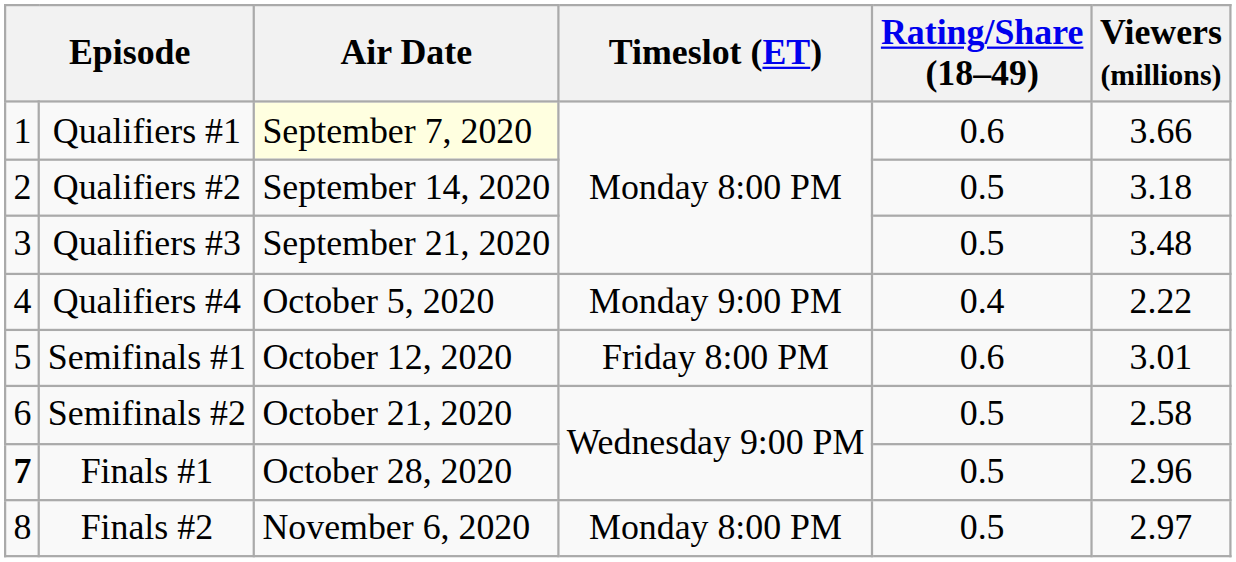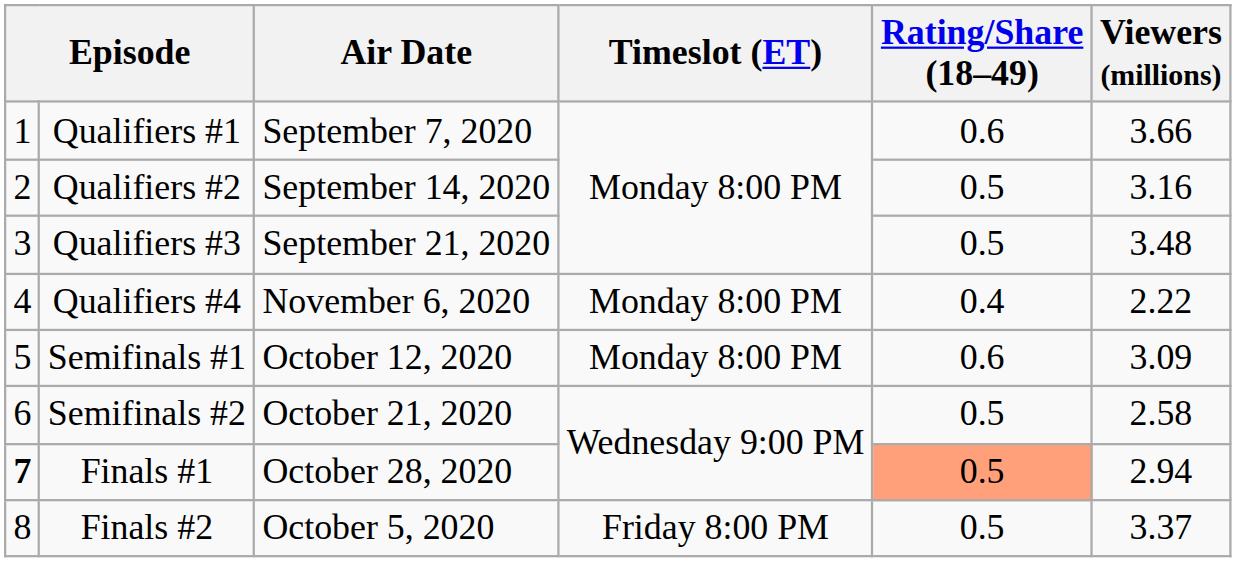(397, 130) lightyellow background -> (397, 130) no background
(1161, 186) 3.18 -> (1161, 186) 3.16
(378, 300) October 5, 2020 -> (396, 300) November 6, 2020
(715, 300) Monday 9:00 PM -> (715, 300) Monday 8:00 PM
(715, 357) Friday 8:00 PM -> (715, 357) Monday 8:00 PM
(1161, 357) 3.01 -> (1161, 357) 3.09
(982, 471) no background -> (982, 471) lightsalmon background
(1161, 471) 2.96 -> (1161, 471) 2.94
(396, 527) November 6, 2020 -> (378, 527) October 5, 2020
(715, 527) Monday 8:00 PM -> (715, 527) Friday 8:00 PM
(1161, 527) 2.97 -> (1161, 527) 3.37
